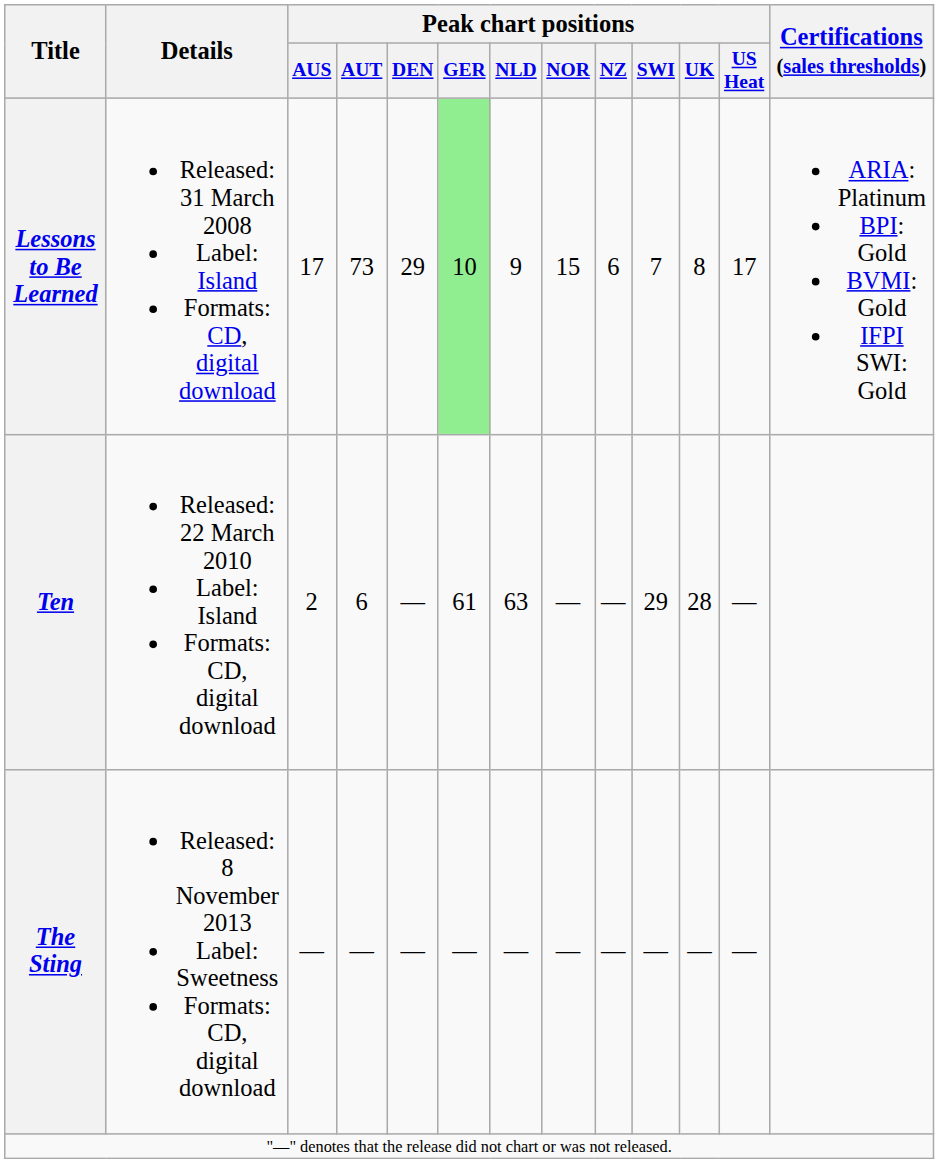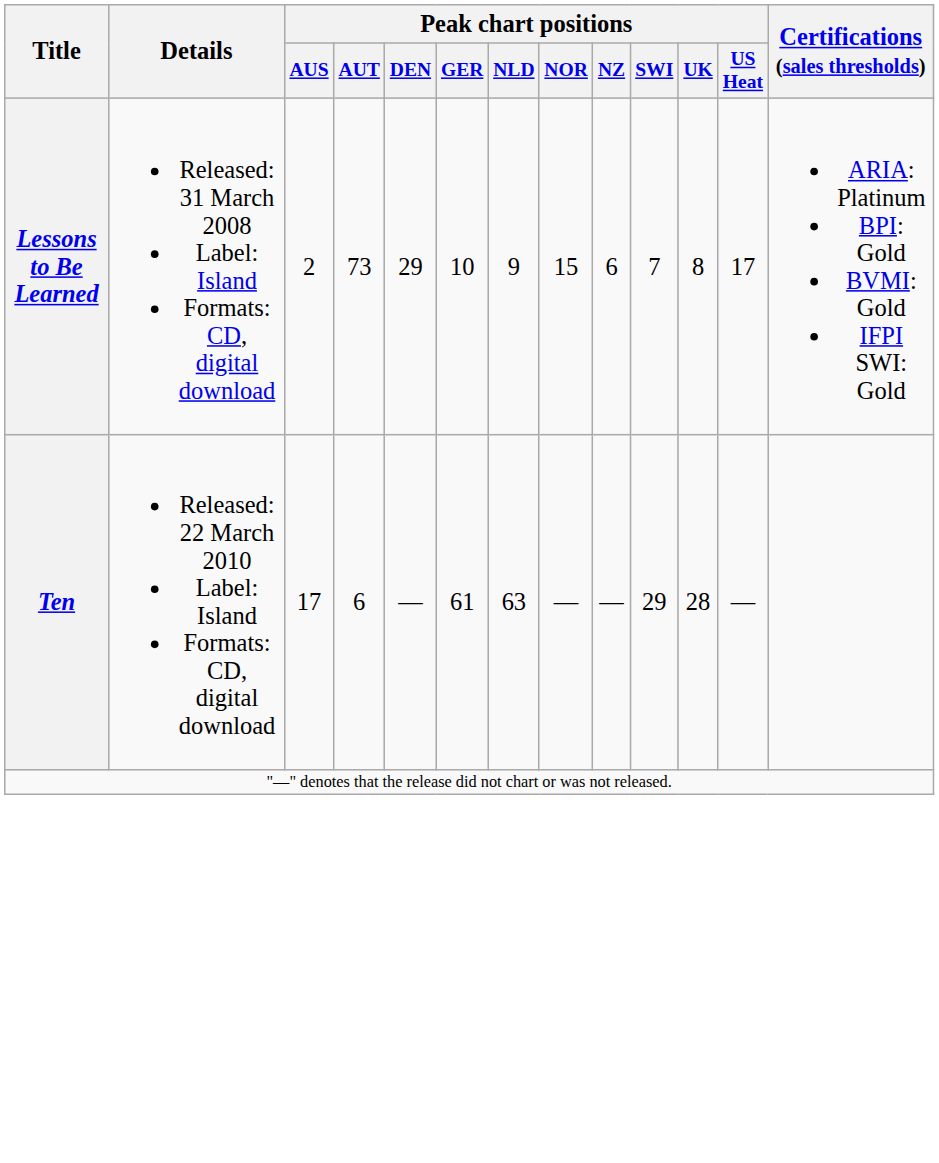(312, 266) 17 -> (309, 266) 2
(464, 266) lightgreen background -> (462, 266) no background
(312, 602) 2 -> (309, 602) 17
- row: (56, 951)
